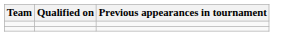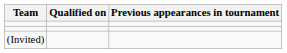+ row: (26, 39)
